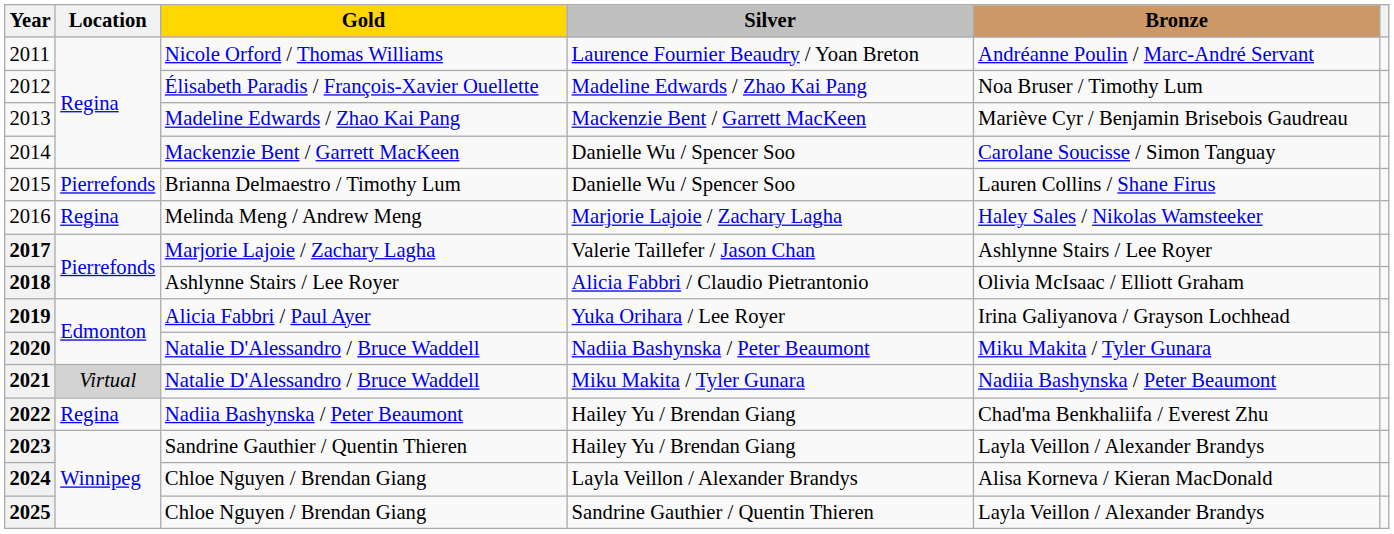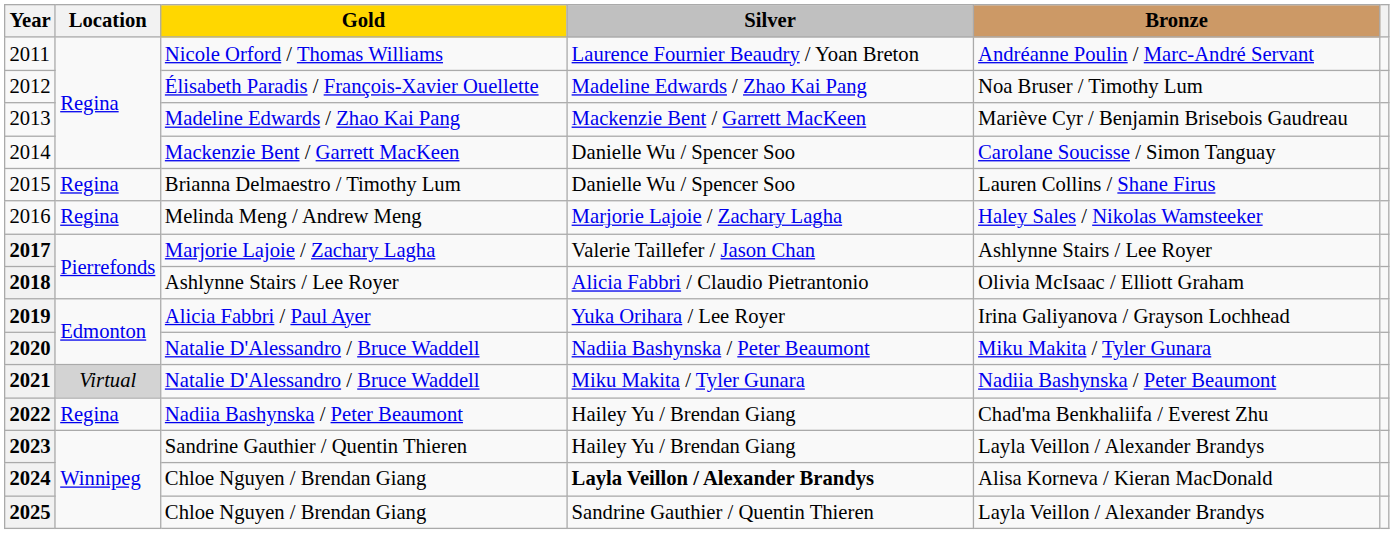(108, 184) Pierrefonds -> (89, 184) Regina
(715, 479) normal -> (723, 479) bold
